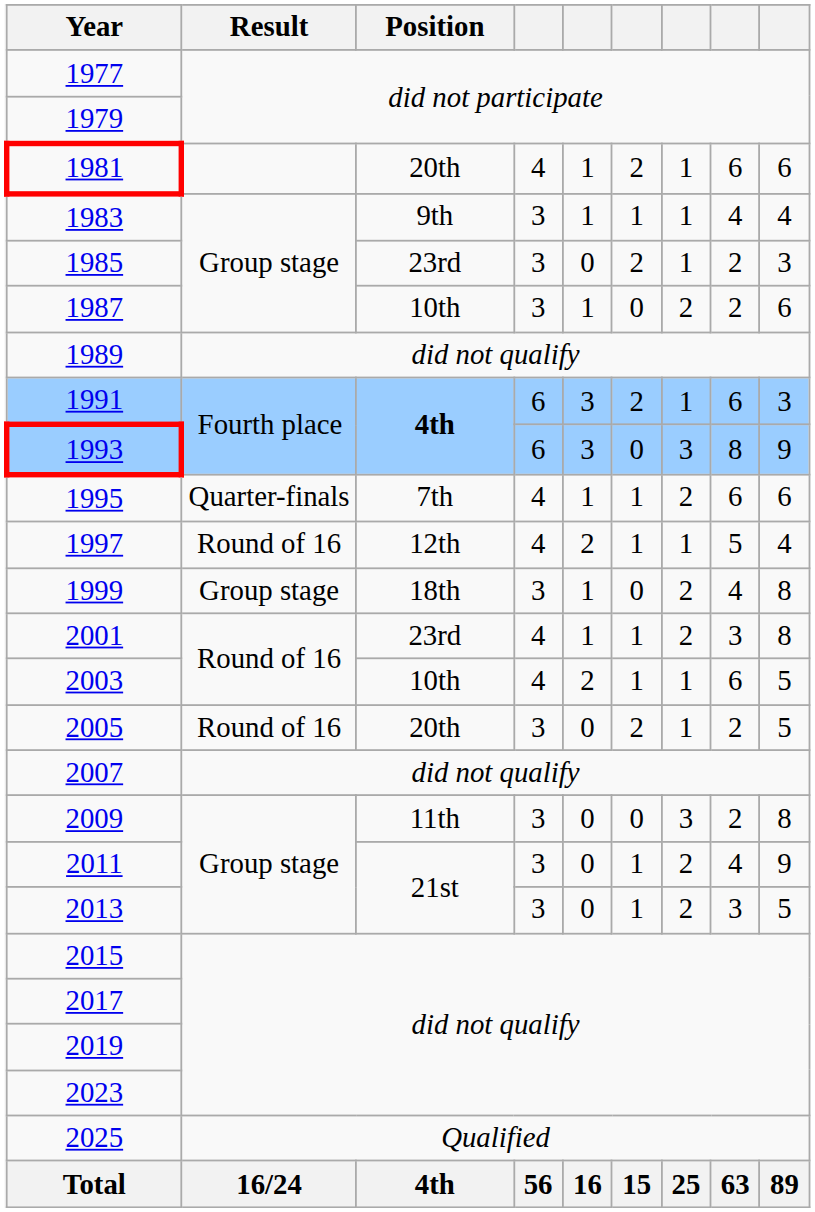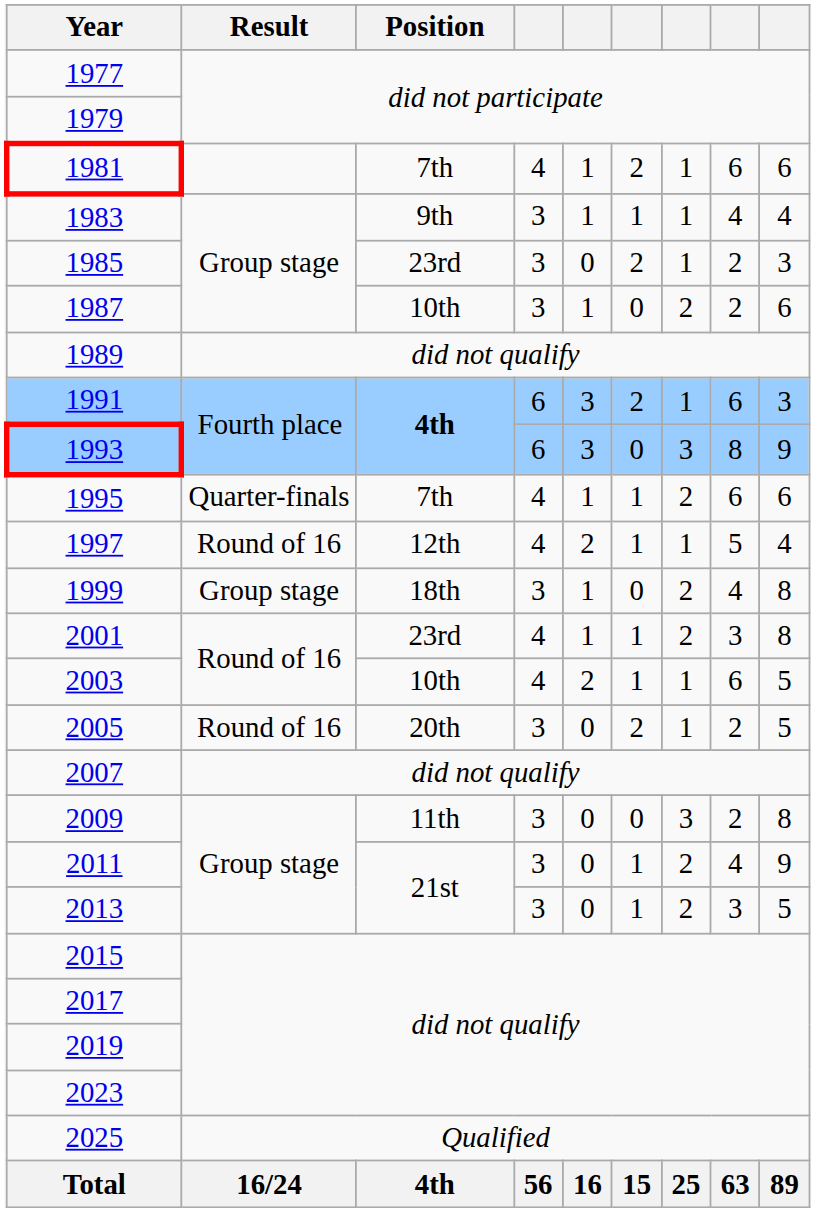(435, 167) 20th -> (435, 167) 7th
